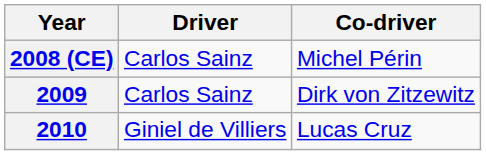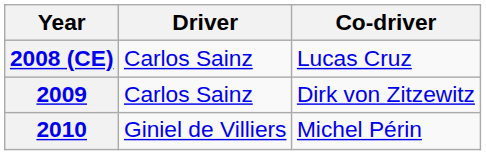(359, 58) Michel Périn -> (354, 58) Lucas Cruz
(354, 130) Lucas Cruz -> (359, 130) Michel Périn
